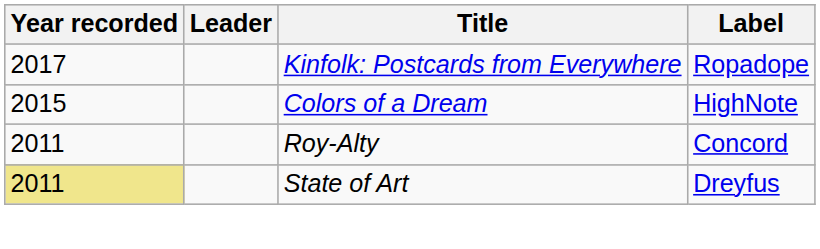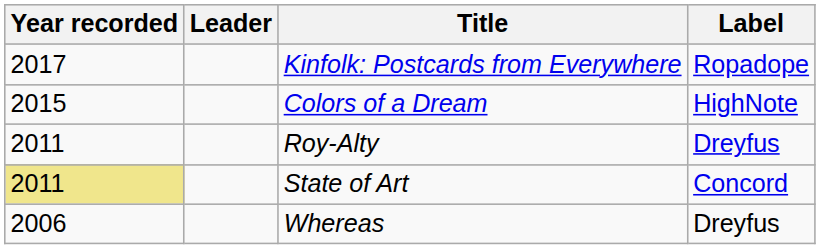(741, 143) Concord -> (736, 143) Dreyfus
(736, 183) Dreyfus -> (741, 183) Concord
+ row: (334, 223)
